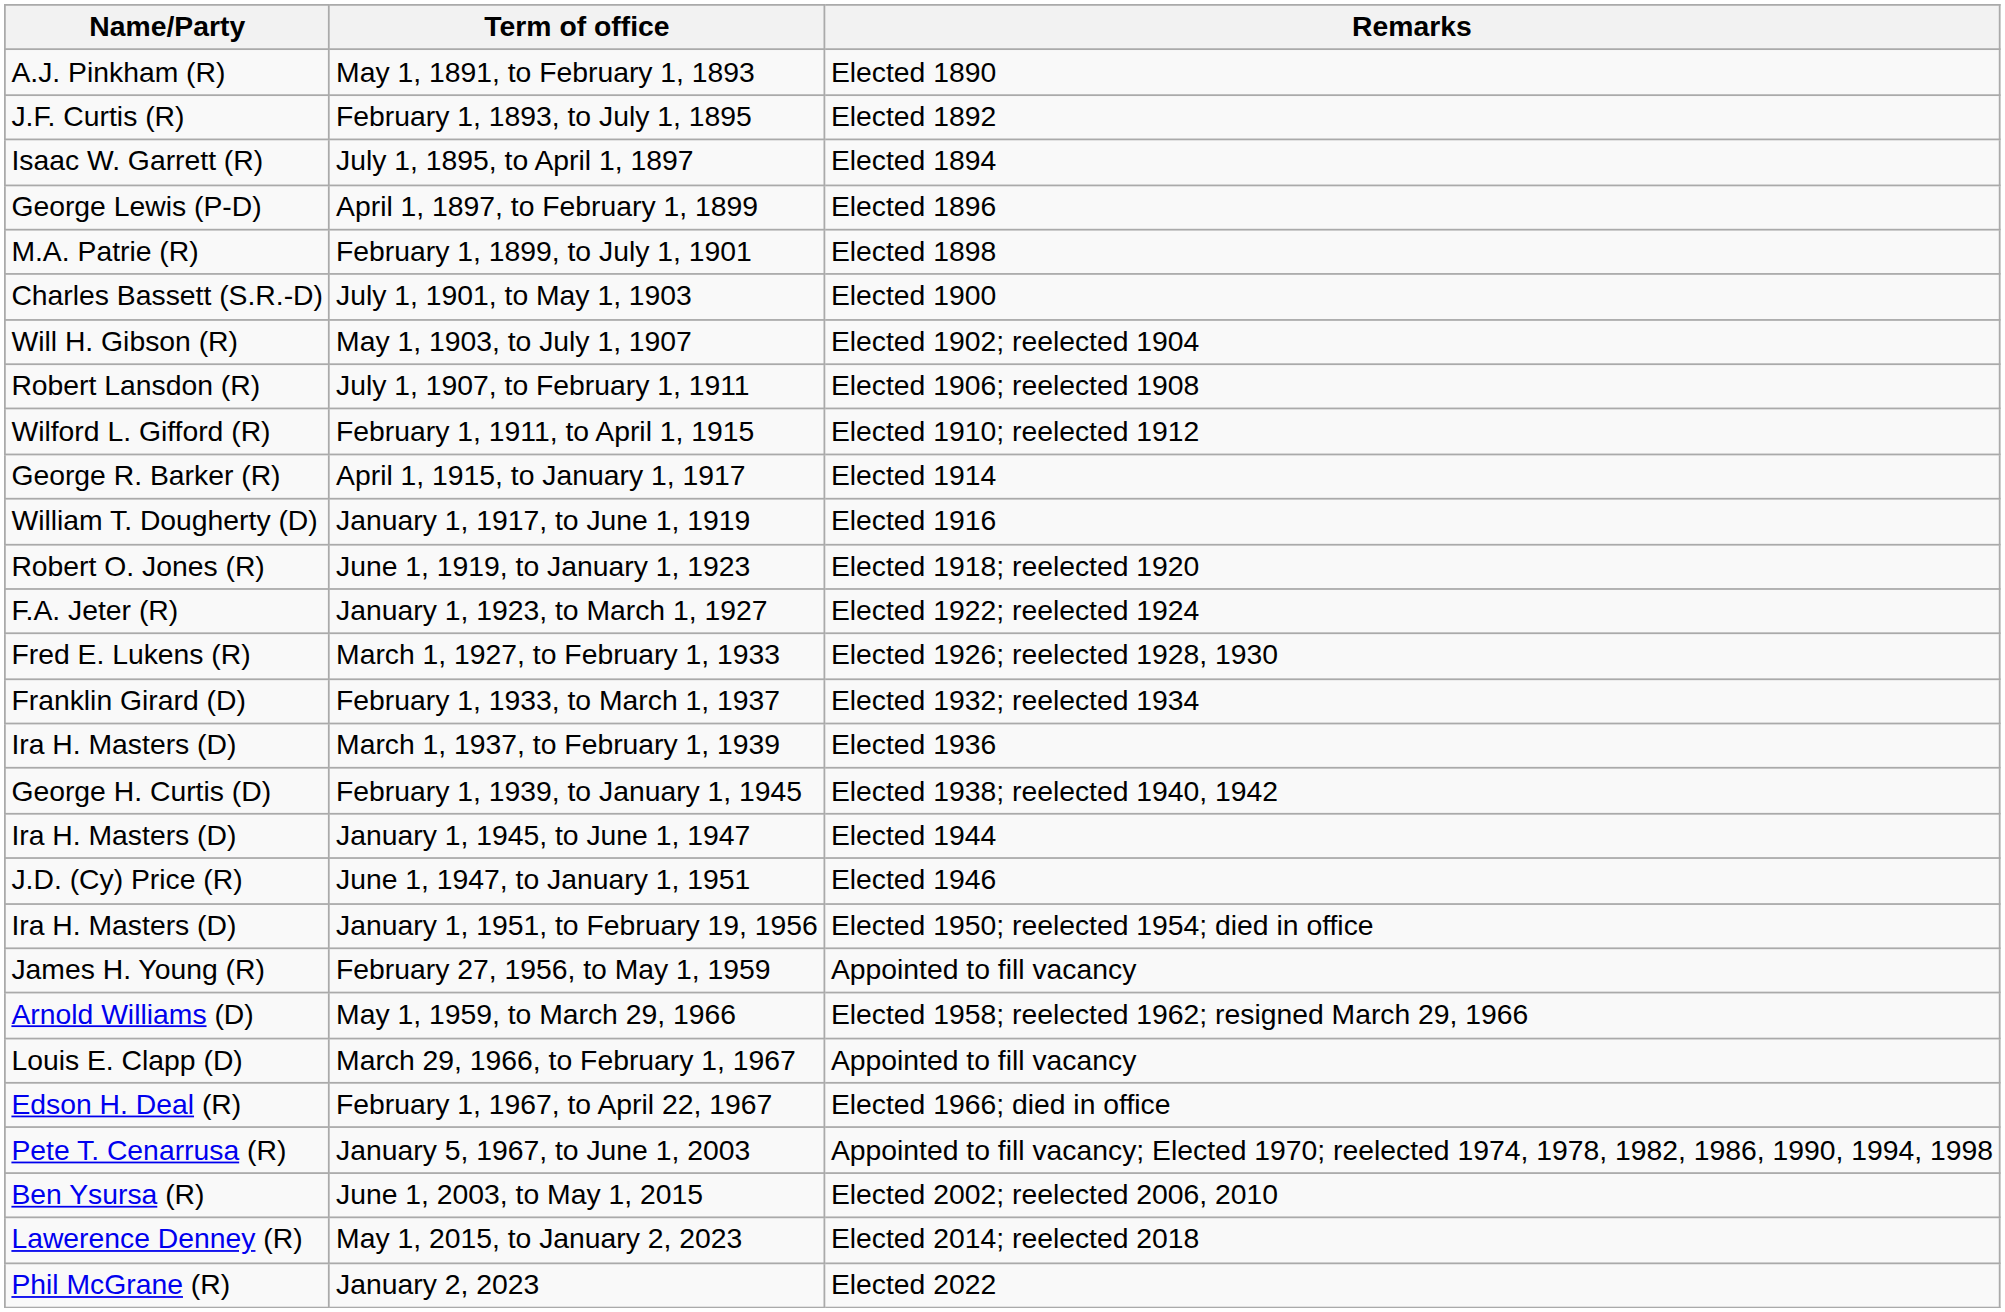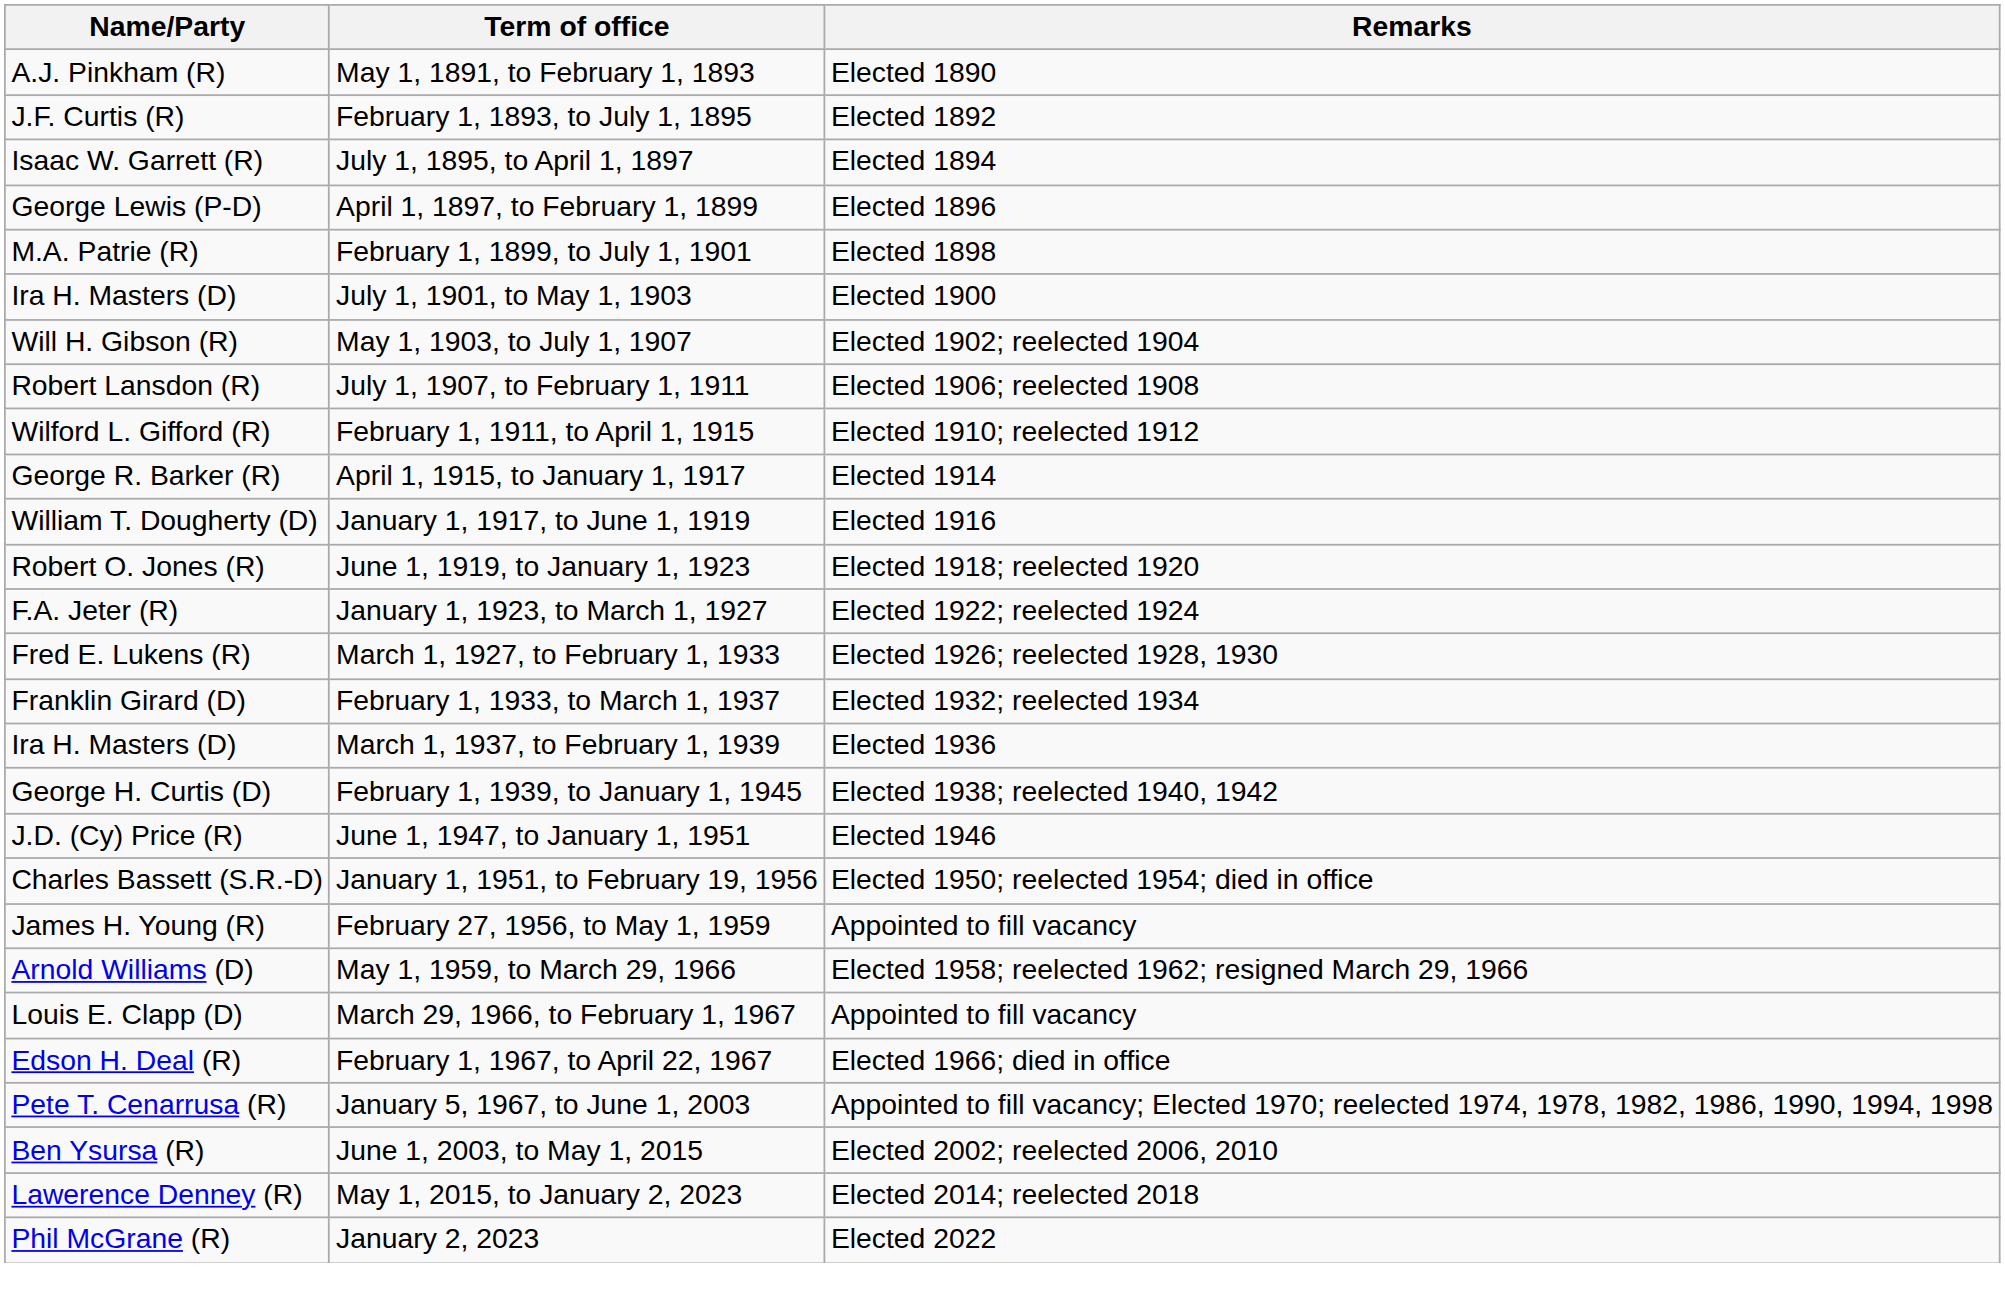(167, 296) Charles Bassett (S.R.-D) -> (124, 296) Ira H. Masters (D)
- row: (543, 835)
(124, 925) Ira H. Masters (D) -> (167, 880) Charles Bassett (S.R.-D)
